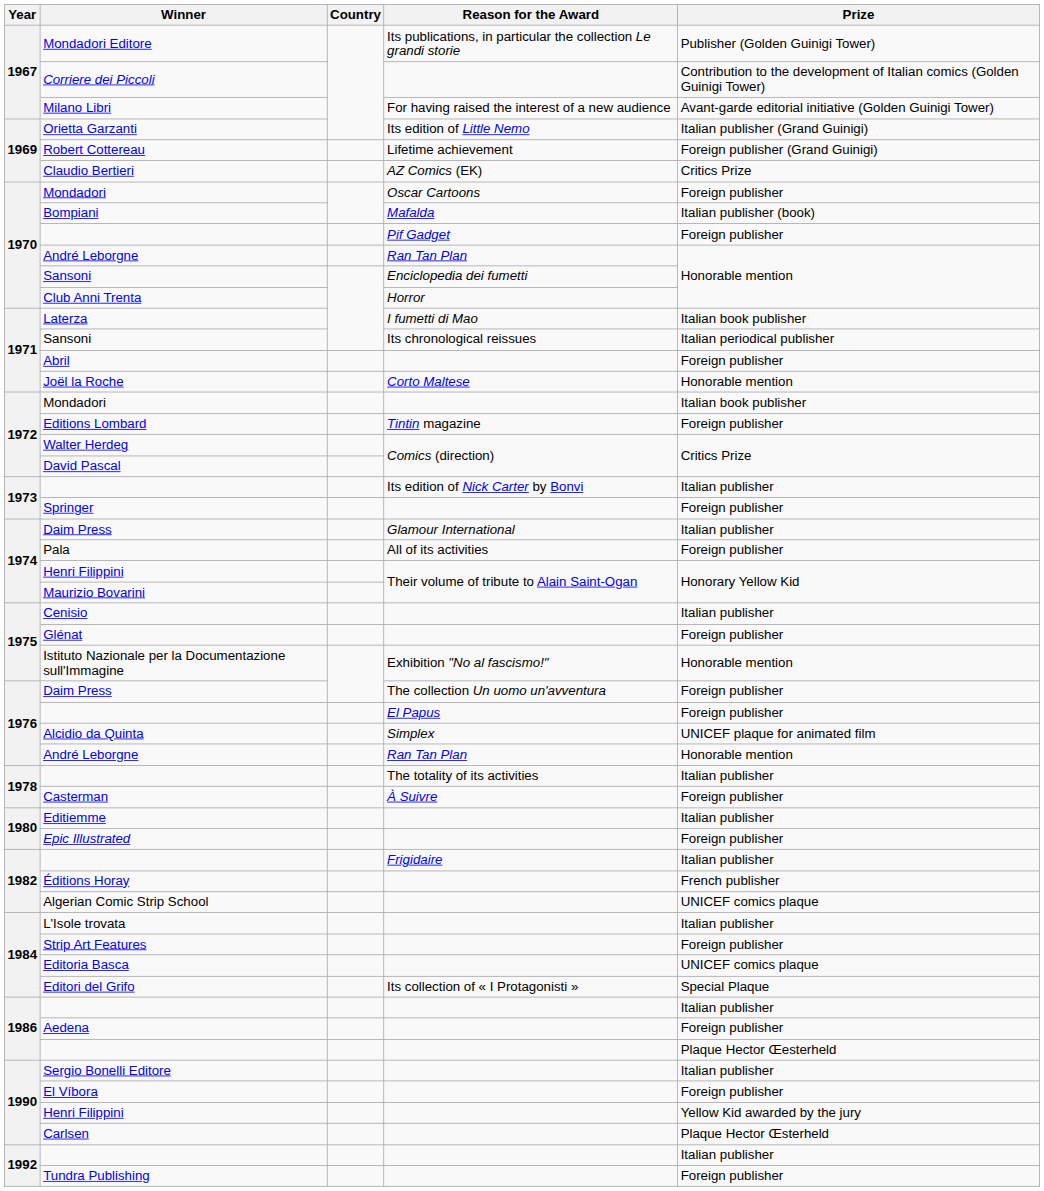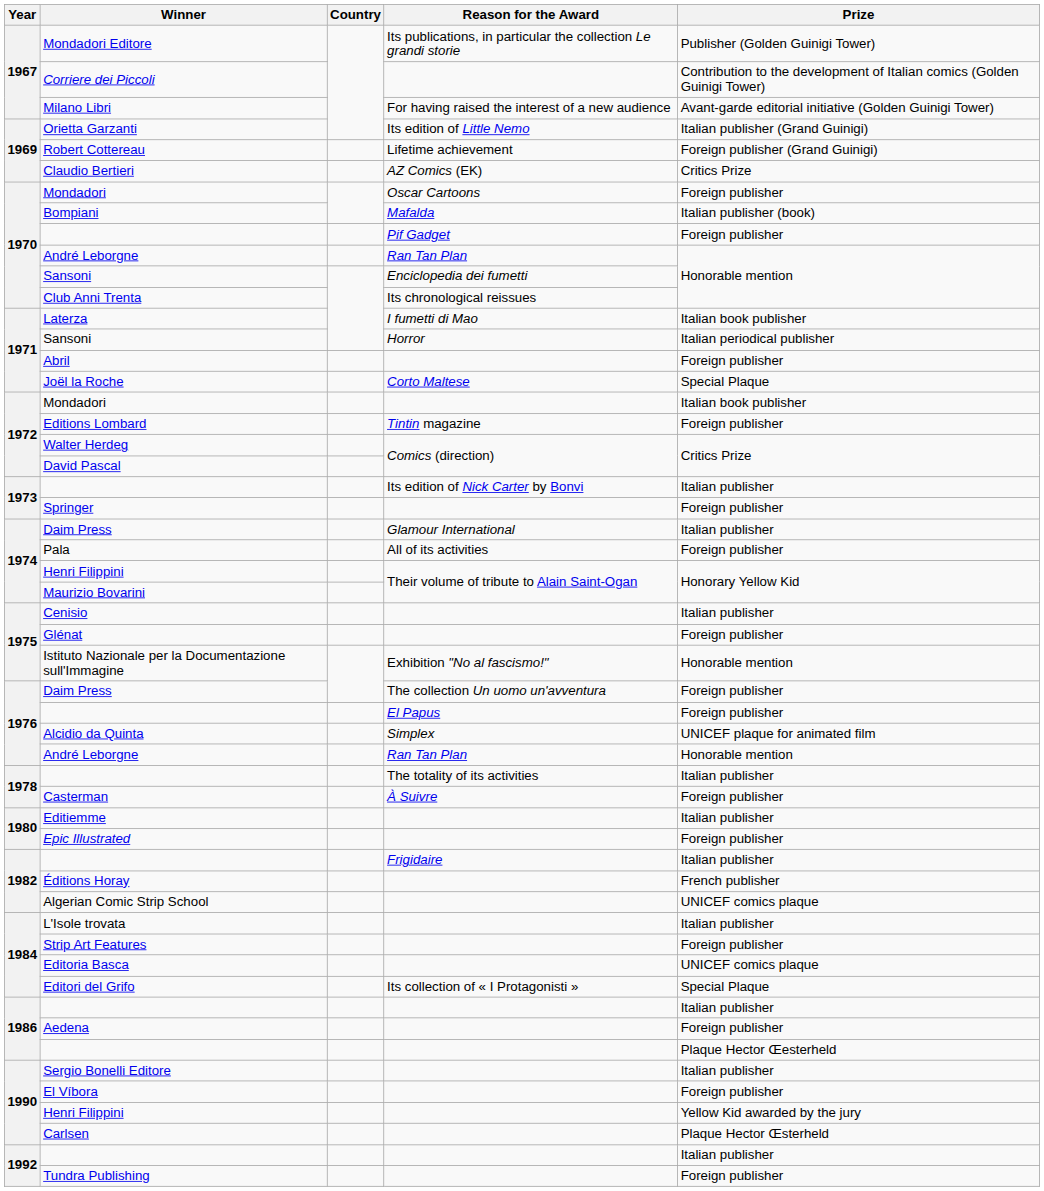(406, 297) Horror -> (462, 297) Its chronological reissues
(462, 339) Its chronological reissues -> (406, 339) Horror
(737, 381) Honorable mention -> (725, 381) Special Plaque
